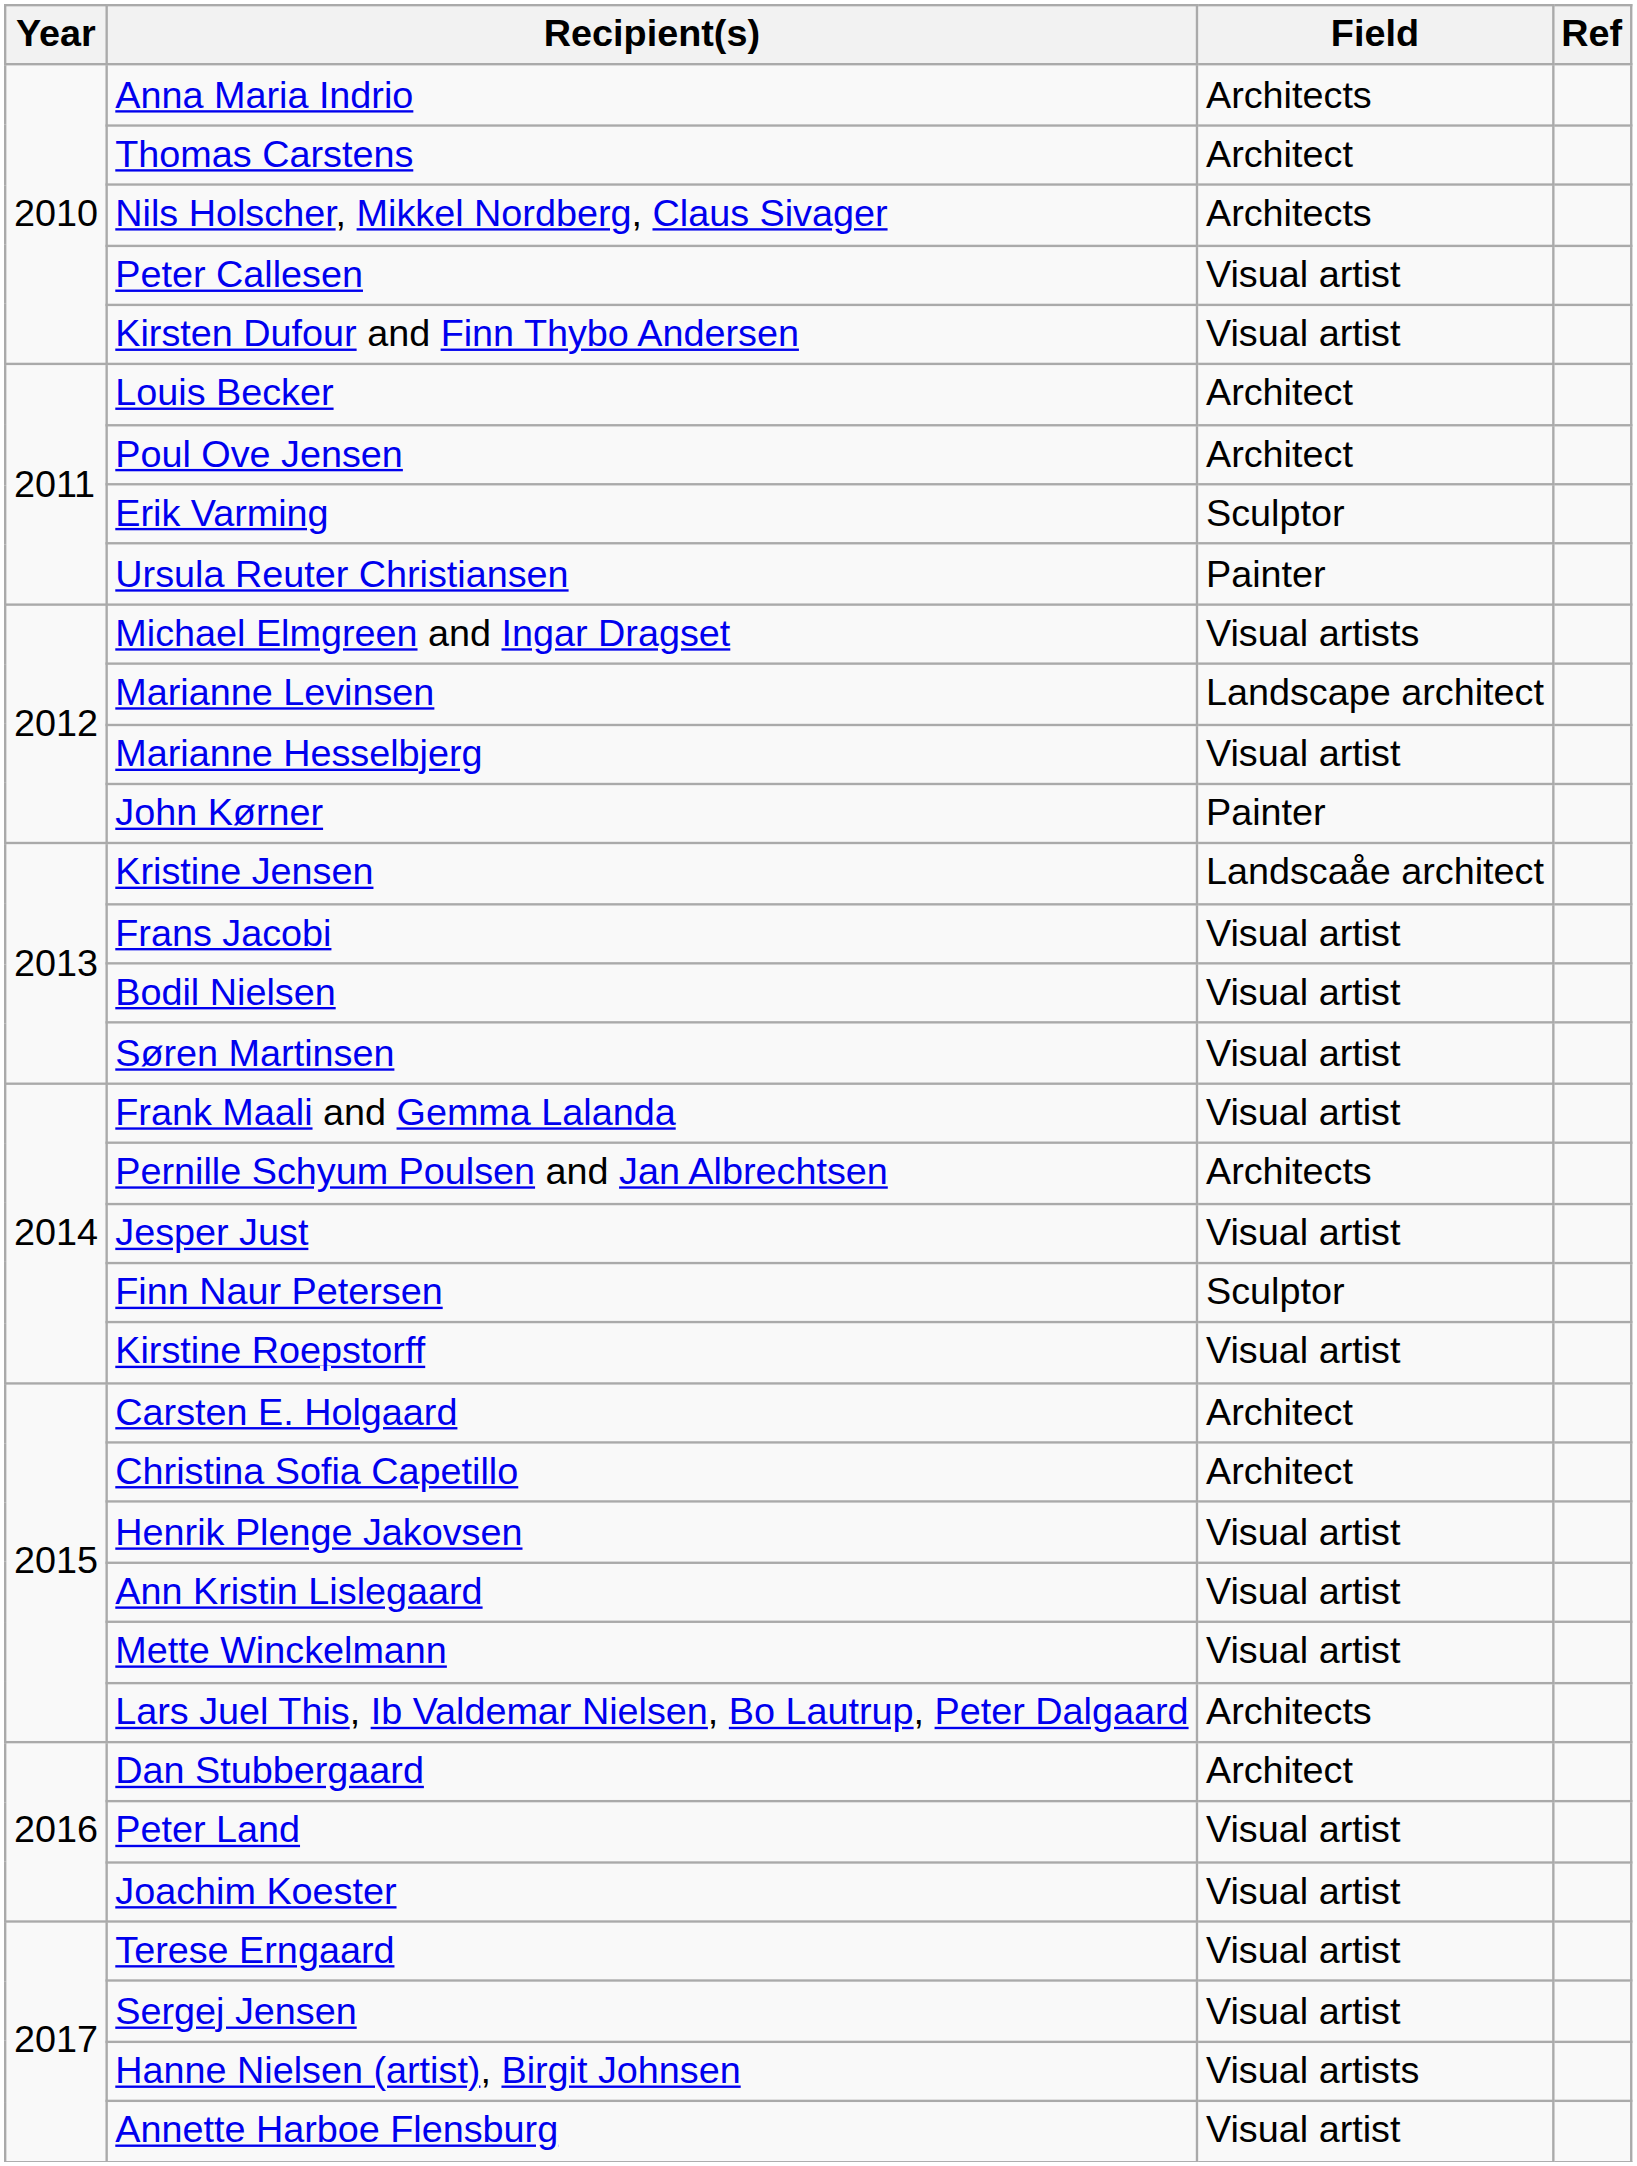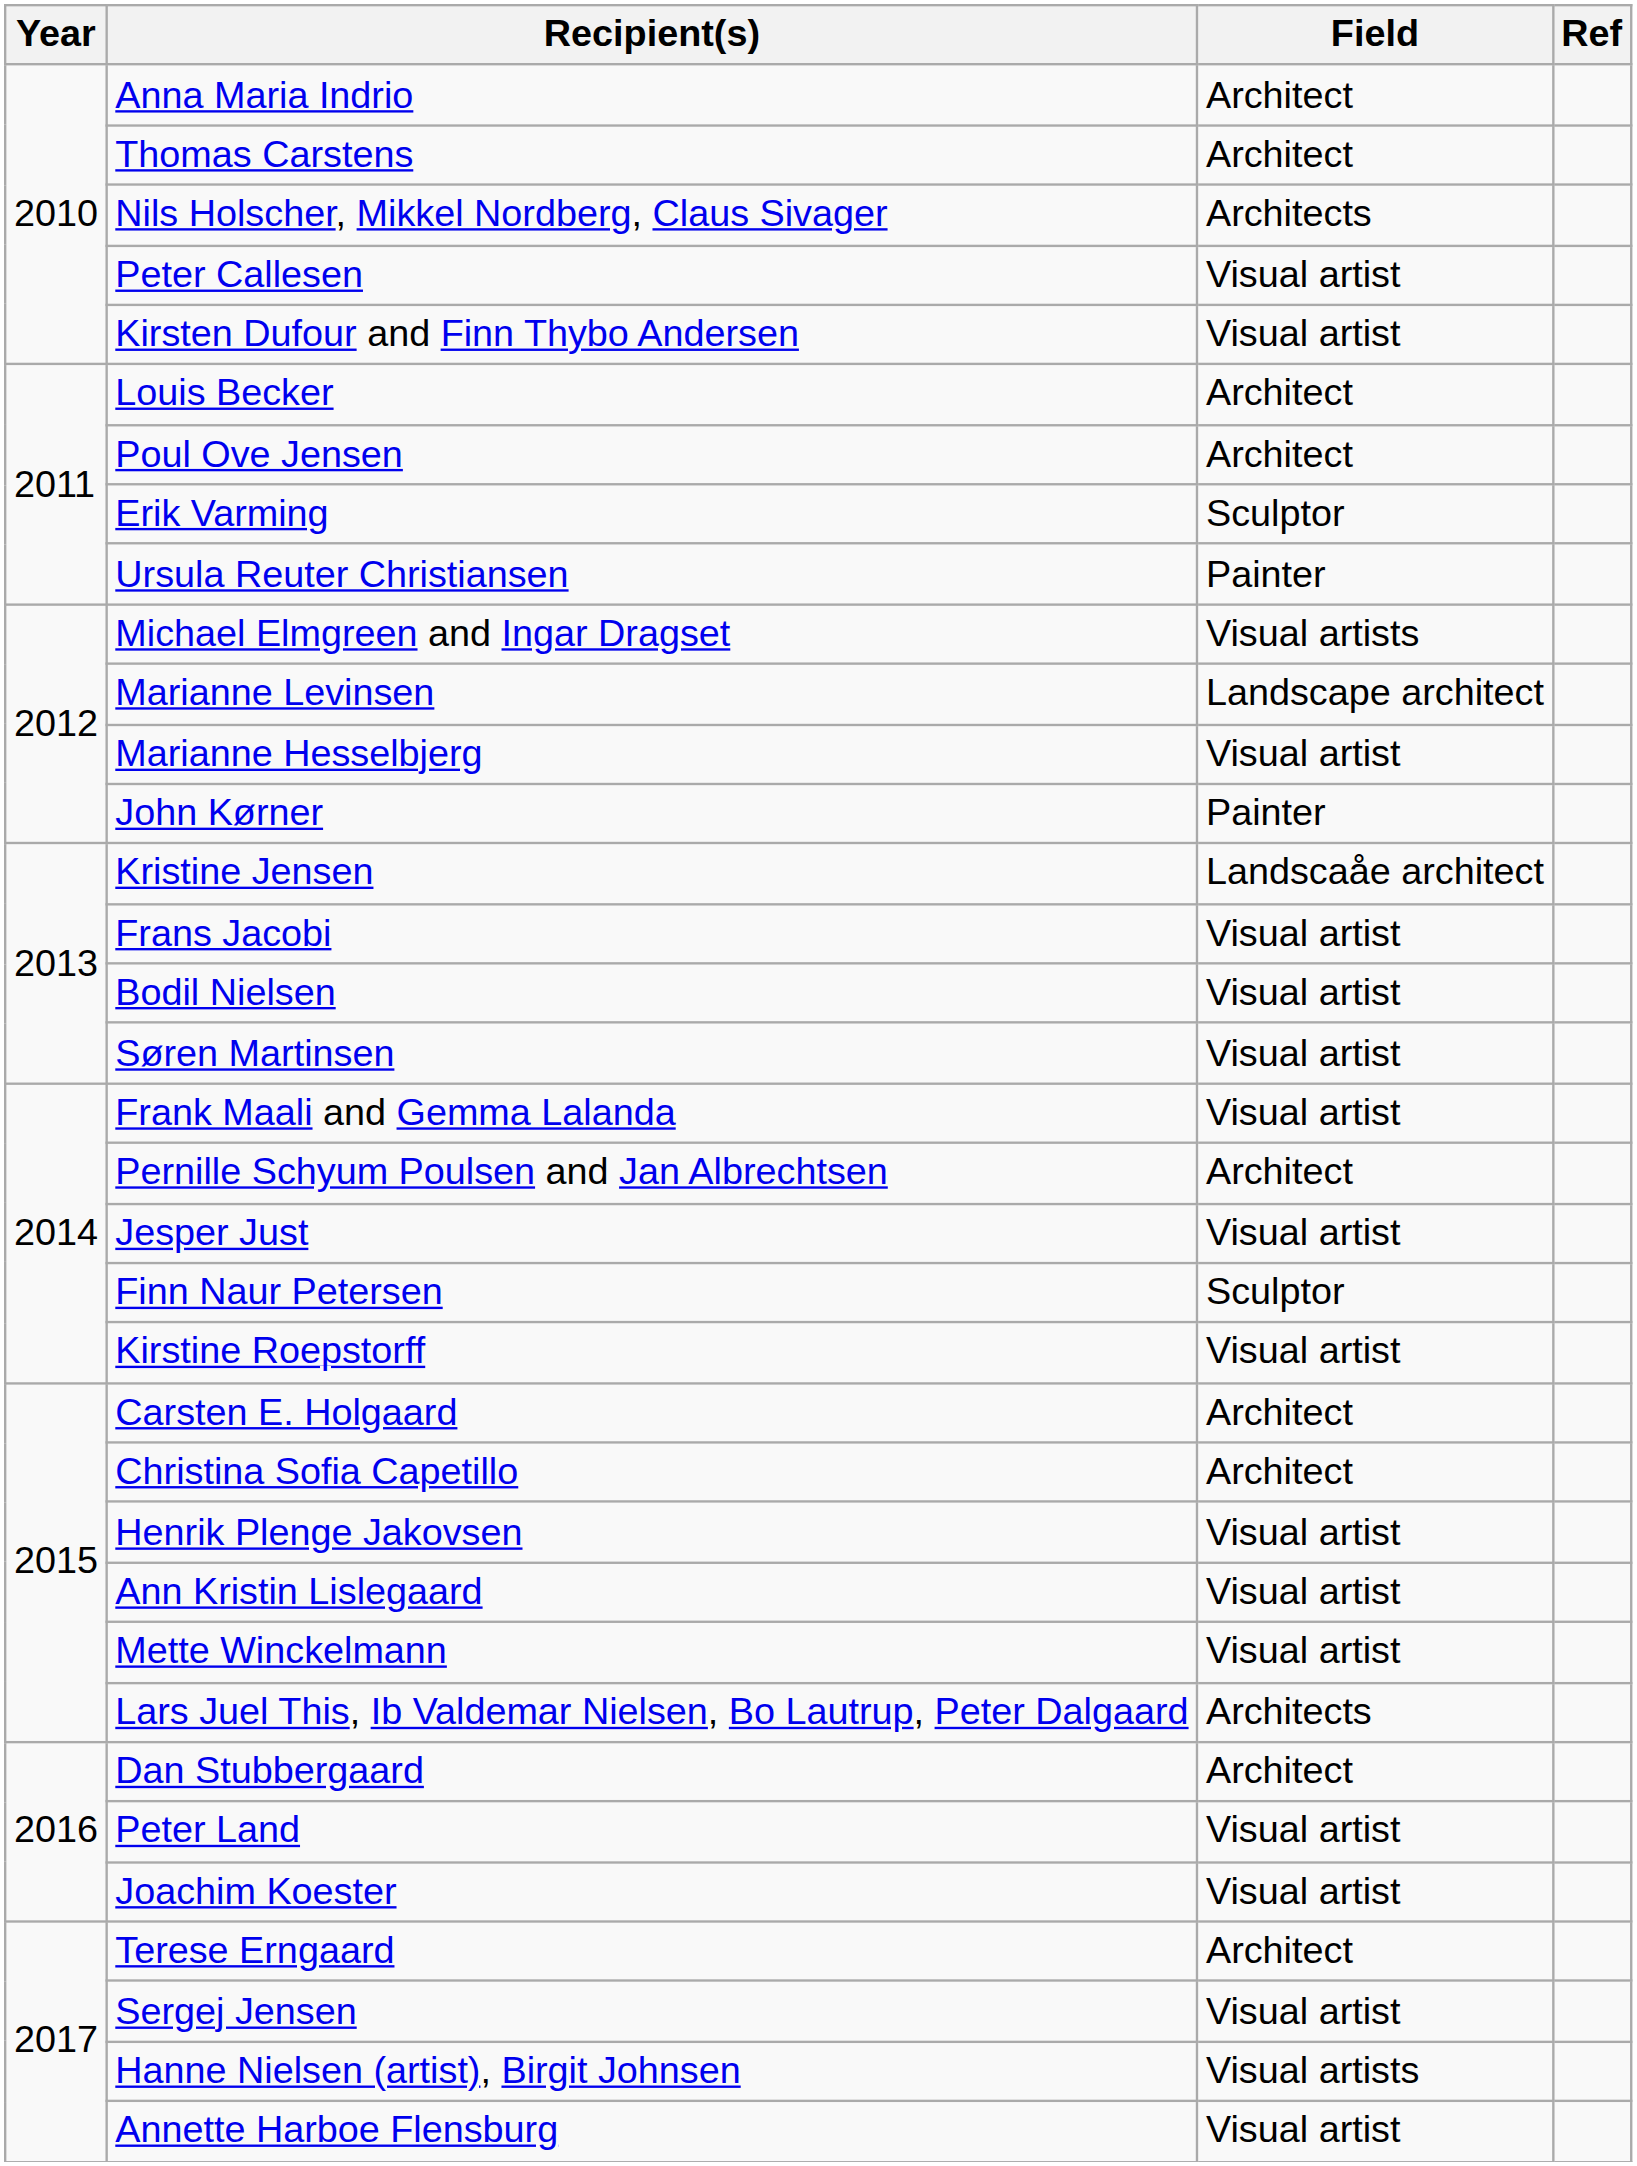(1289, 94) Architects -> (1279, 94) Architect
(1289, 1172) Architects -> (1279, 1172) Architect
(1303, 1950) Visual artist -> (1279, 1950) Architect
